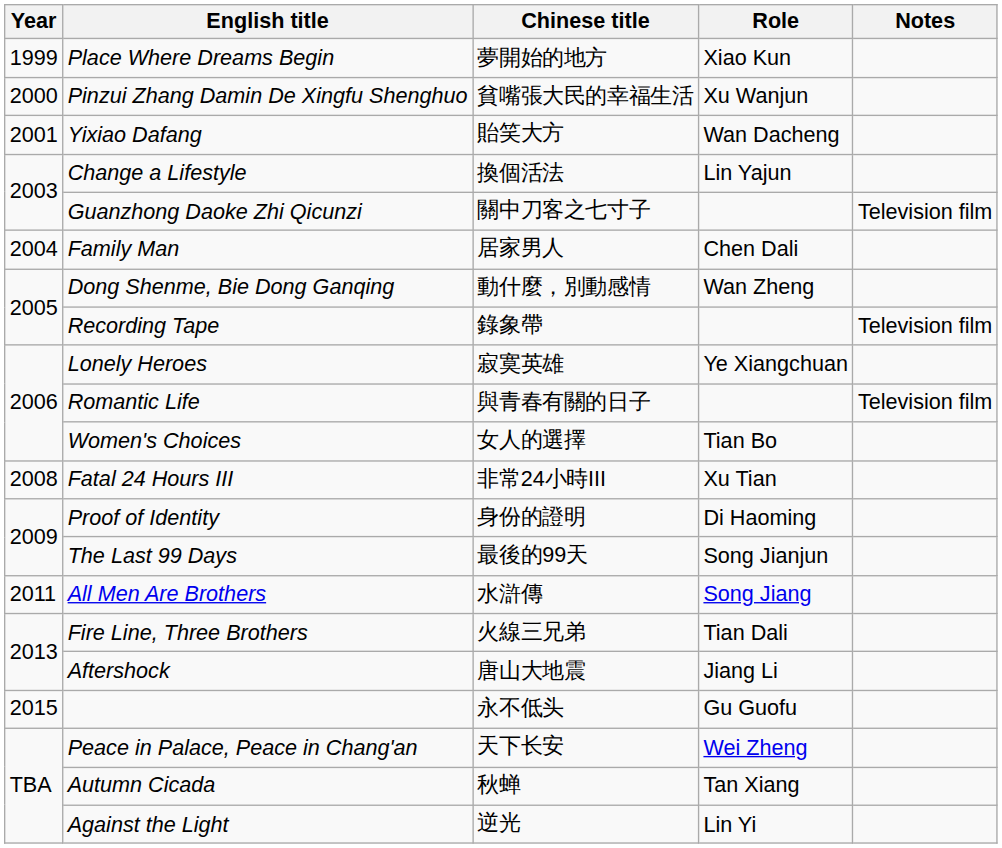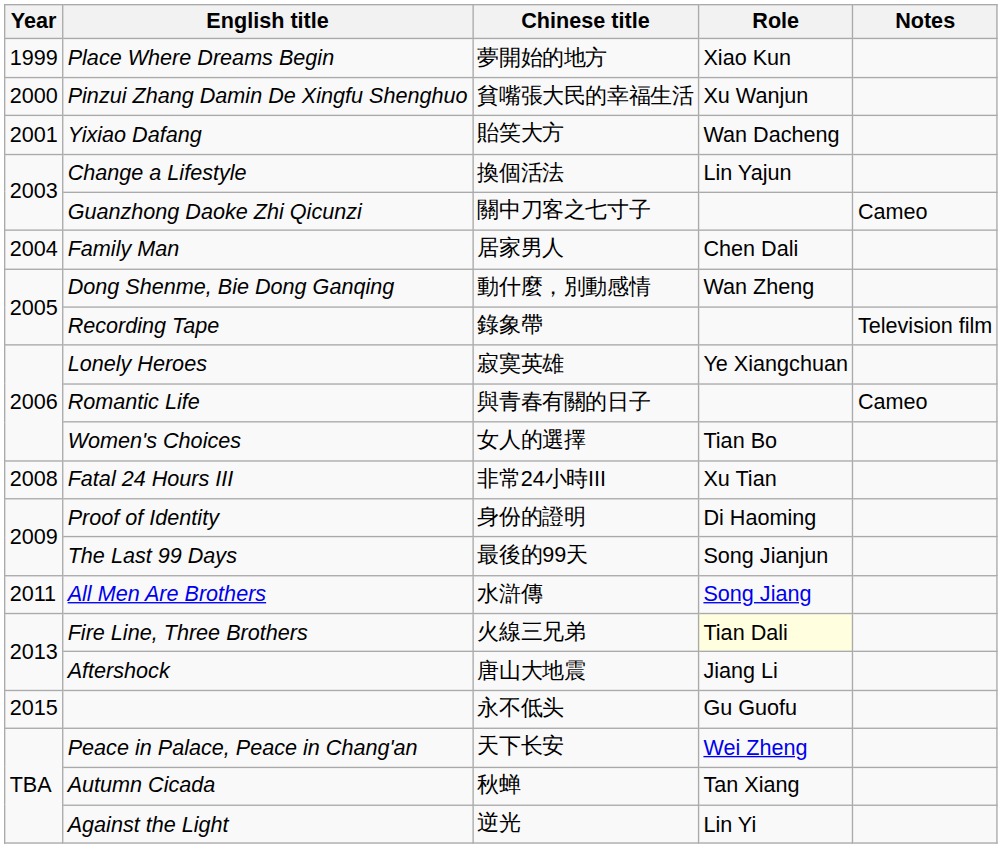(925, 211) Television film -> (893, 211) Cameo
(925, 402) Television film -> (893, 402) Cameo
(746, 632) no background -> (746, 632) lightyellow background
